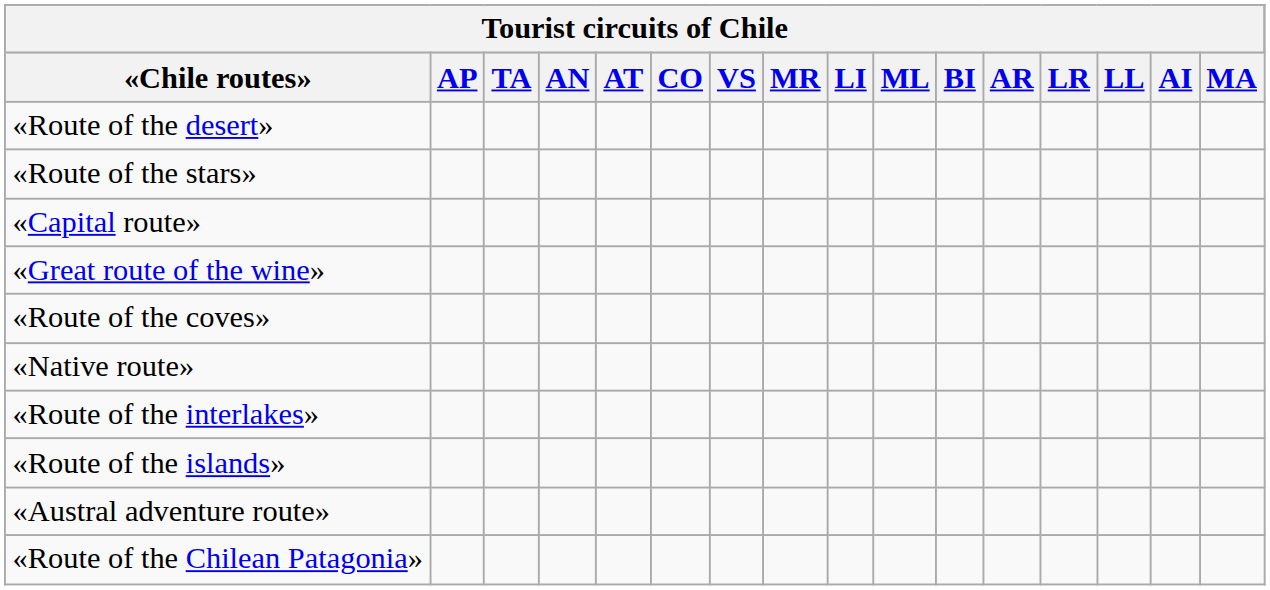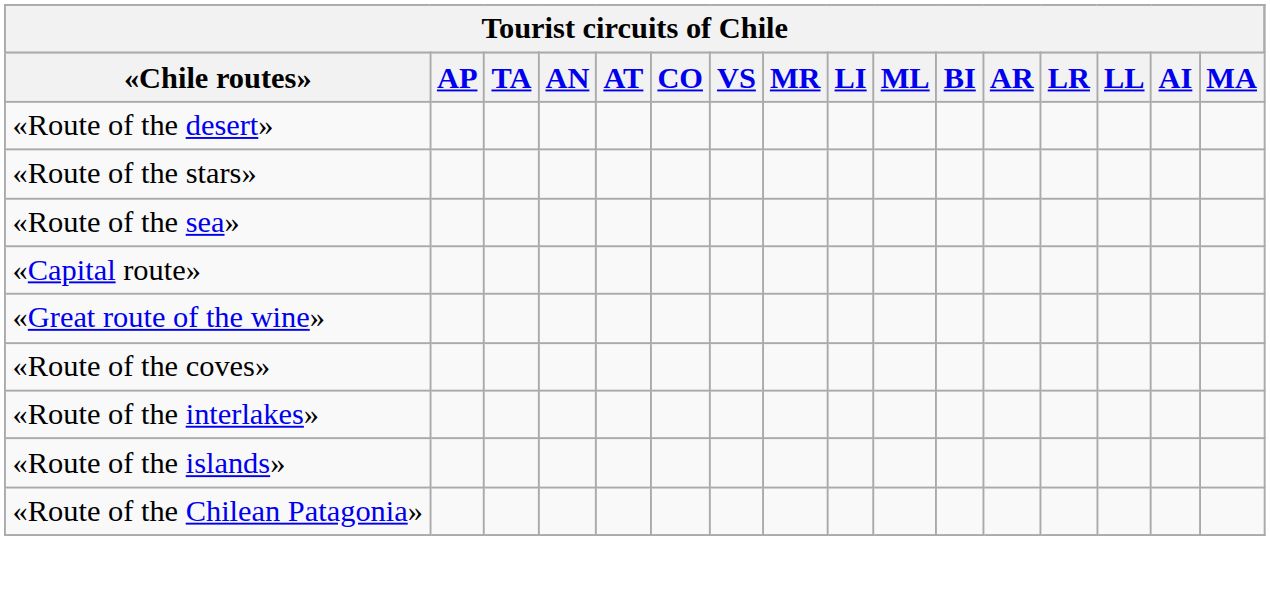+ row: (126, 221)
- row: (103, 366)
- row: (171, 510)
